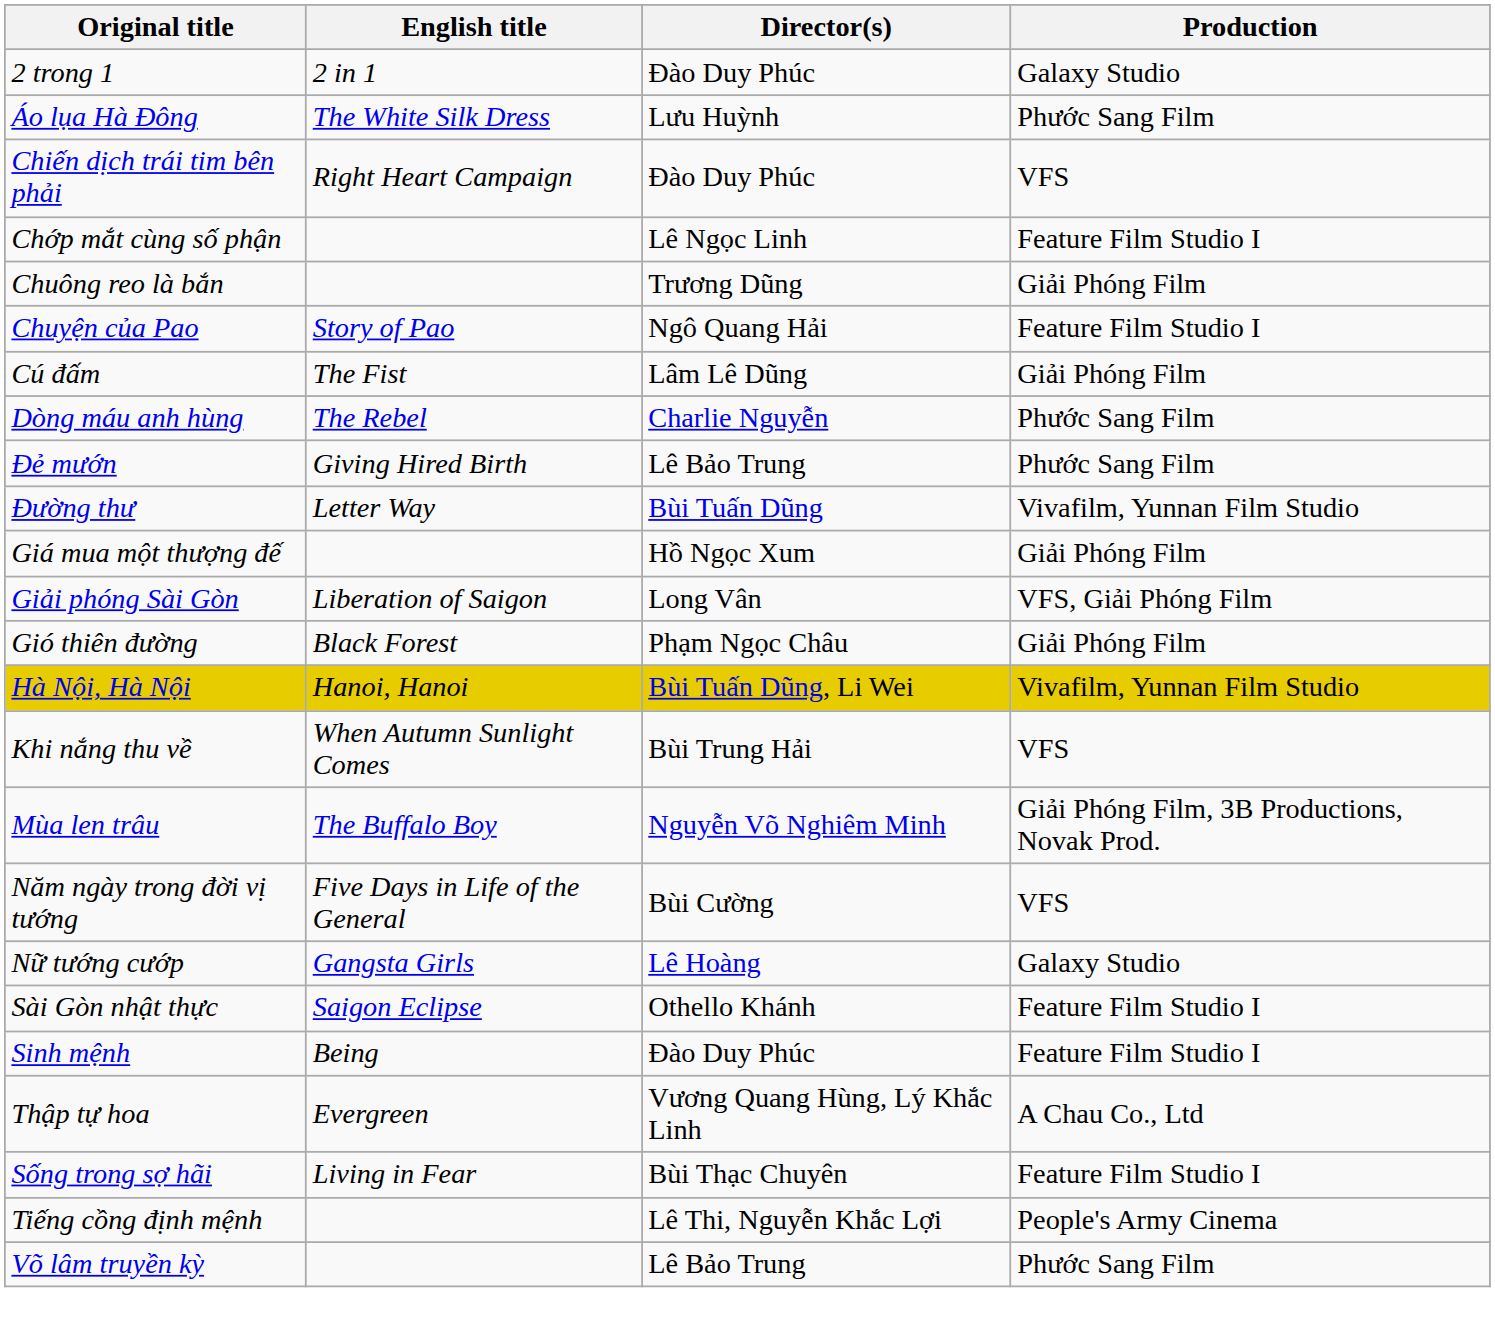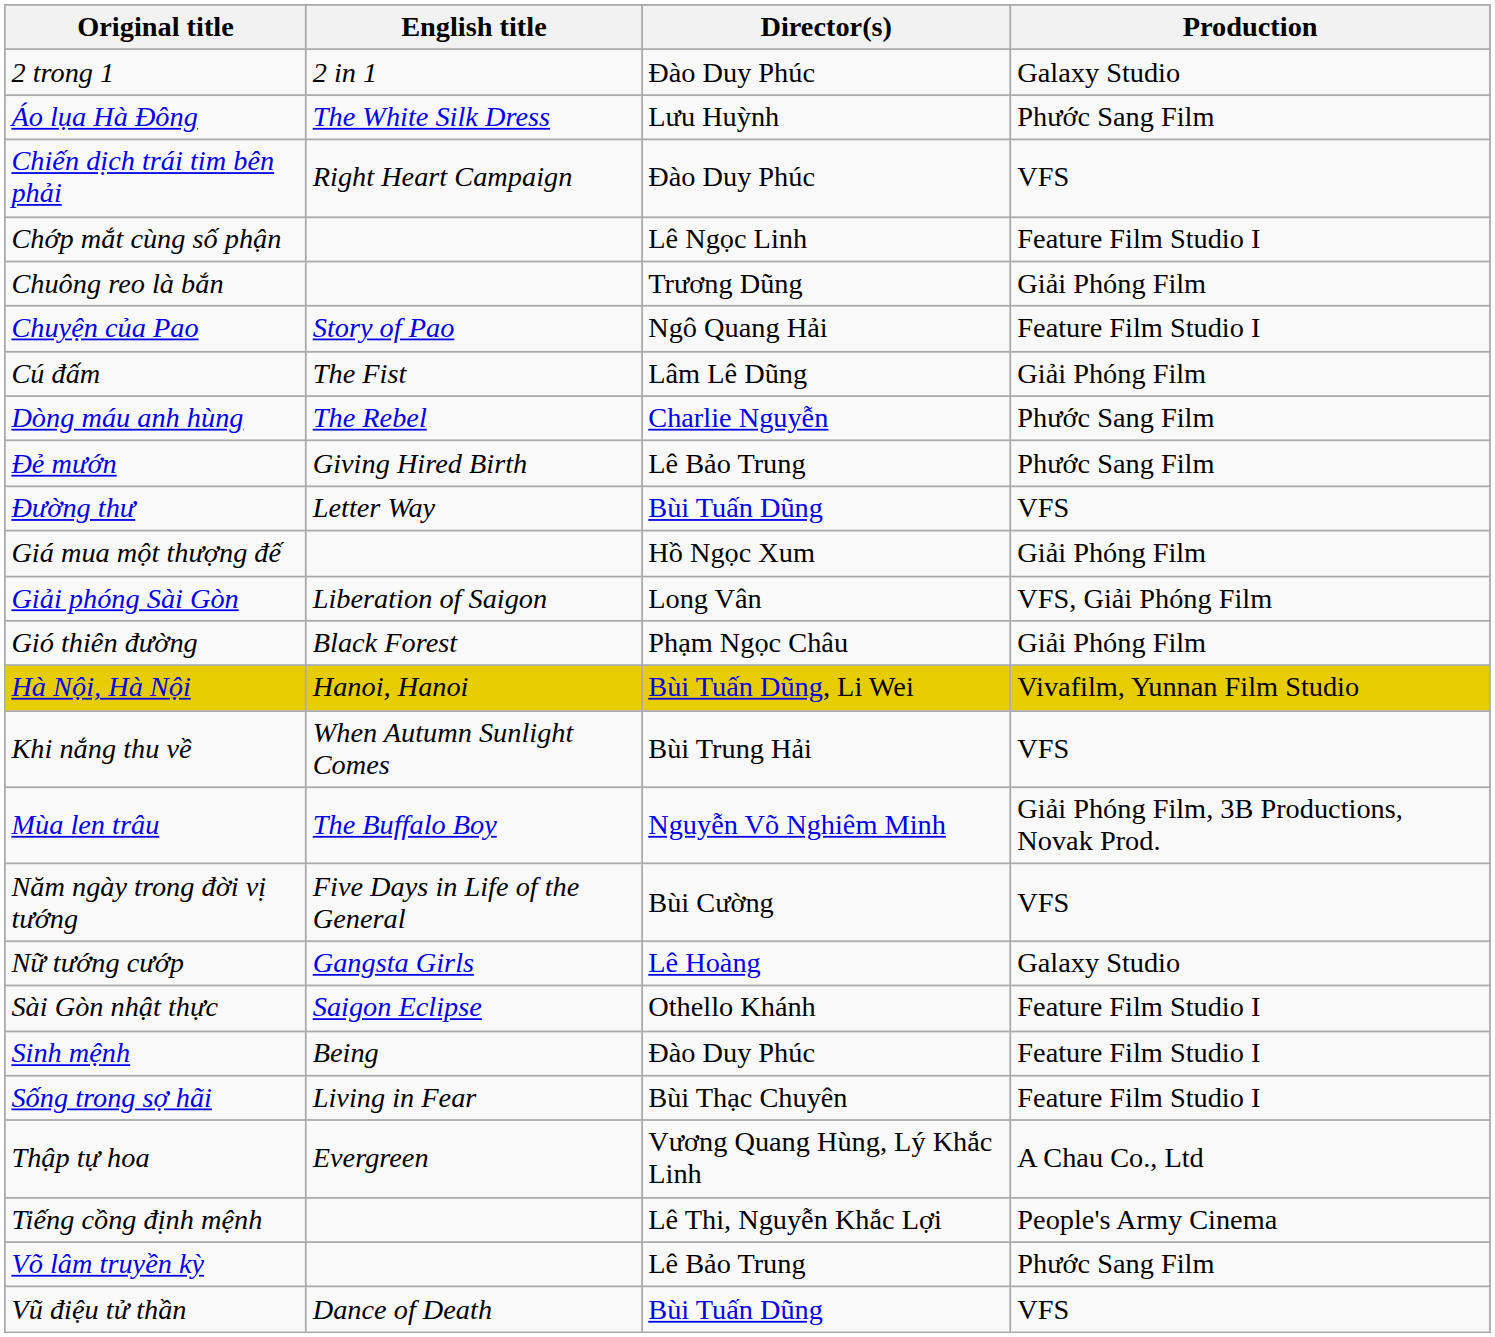(1188, 507) Vivafilm, Yunnan Film Studio -> (1043, 507) VFS
rows swapped: (112, 1174) <-> (81, 1113)
+ row: (99, 1309)
